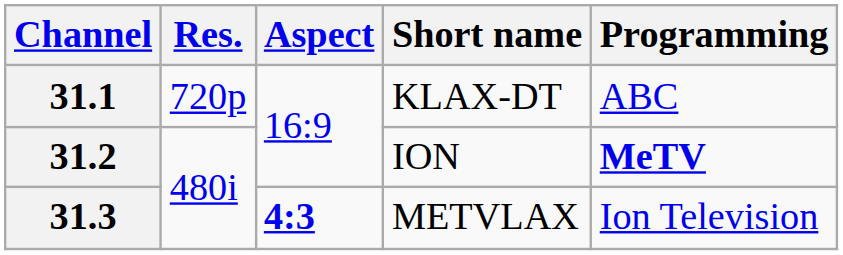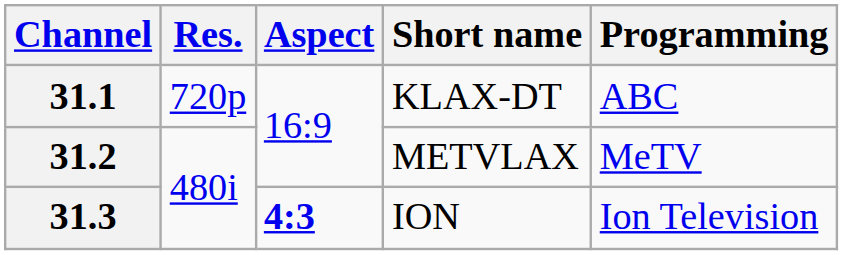(426, 156) ION -> (485, 156) METVLAX
(653, 156) bold -> (651, 156) normal
(485, 216) METVLAX -> (426, 216) ION
